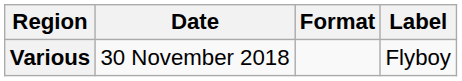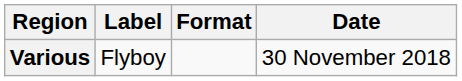columns swapped: (195, 22) <-> (418, 22)
